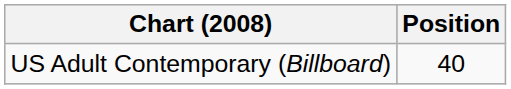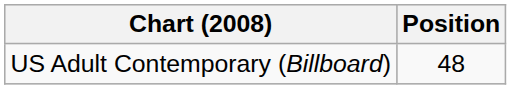(451, 63) 40 -> (451, 63) 48
